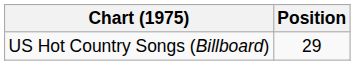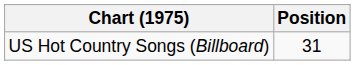(312, 45) 29 -> (312, 45) 31
